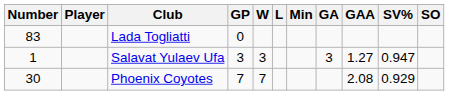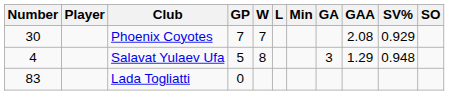rows swapped: (162, 79) <-> (151, 36)
(33, 57) 1 -> (33, 57) 4
(240, 57) 3 -> (240, 57) 5
(263, 57) 3 -> (263, 57) 8
(360, 57) 1.27 -> (360, 57) 1.29
(398, 57) 0.947 -> (398, 57) 0.948
